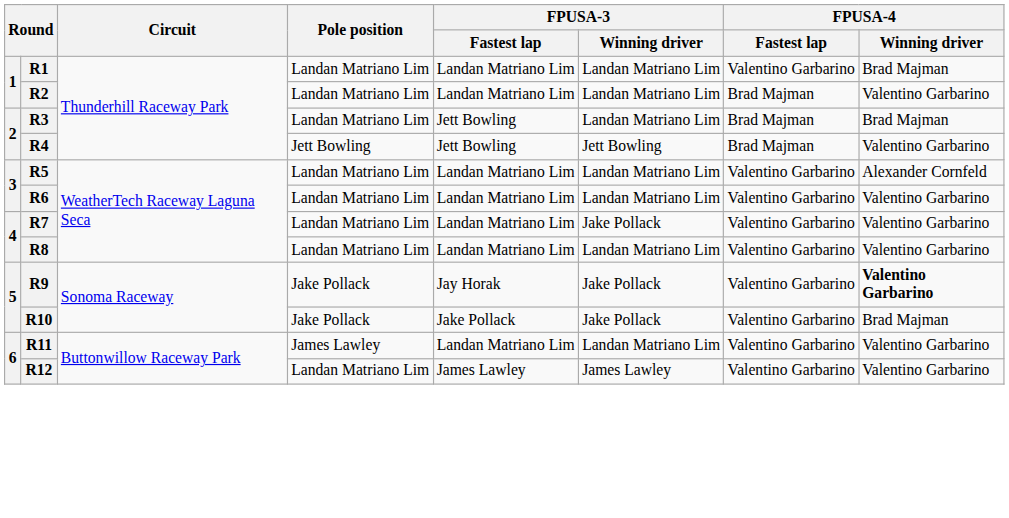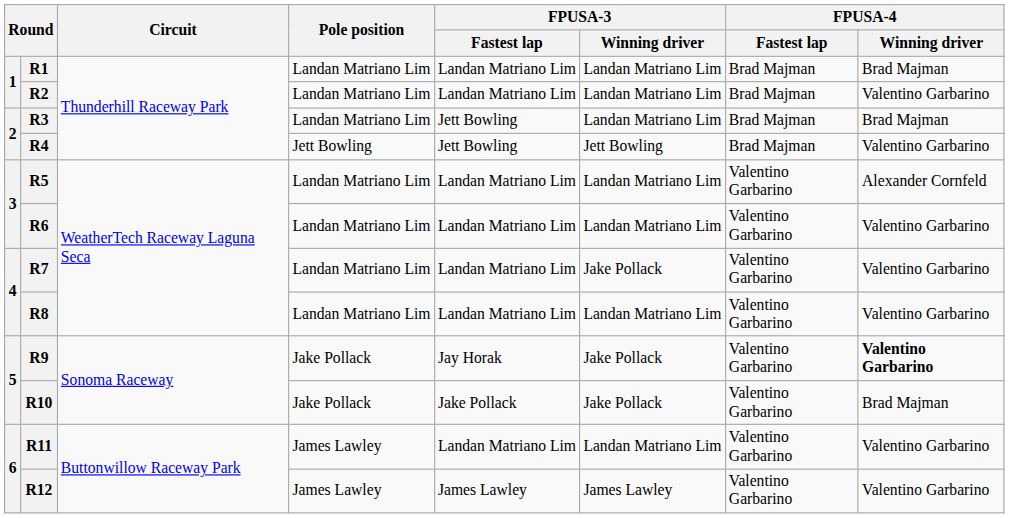(791, 68) Valentino Garbarino -> (772, 68) Brad Majman
(360, 370) Landan Matriano Lim -> (337, 490) James Lawley
